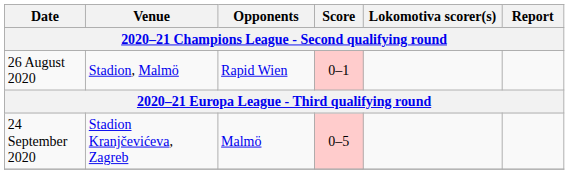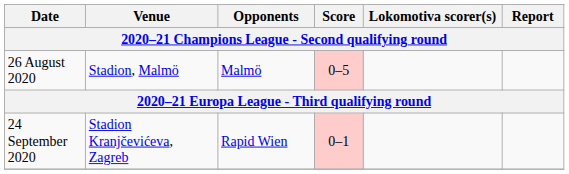(254, 70) Rapid Wien -> (241, 70) Malmö
(339, 70) 0–1 -> (339, 70) 0–5
(241, 141) Malmö -> (254, 141) Rapid Wien
(339, 141) 0–5 -> (339, 141) 0–1
